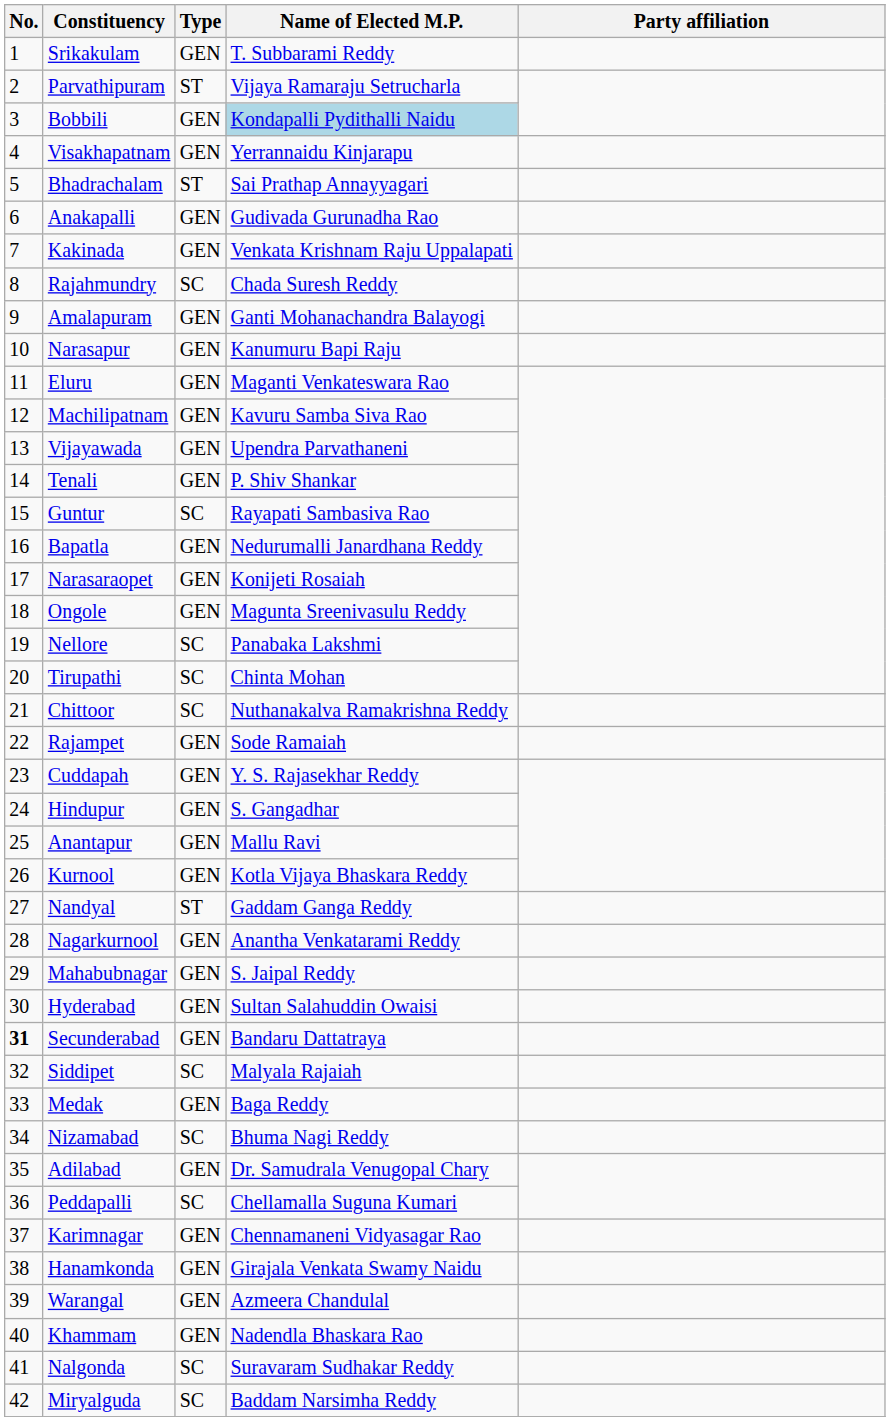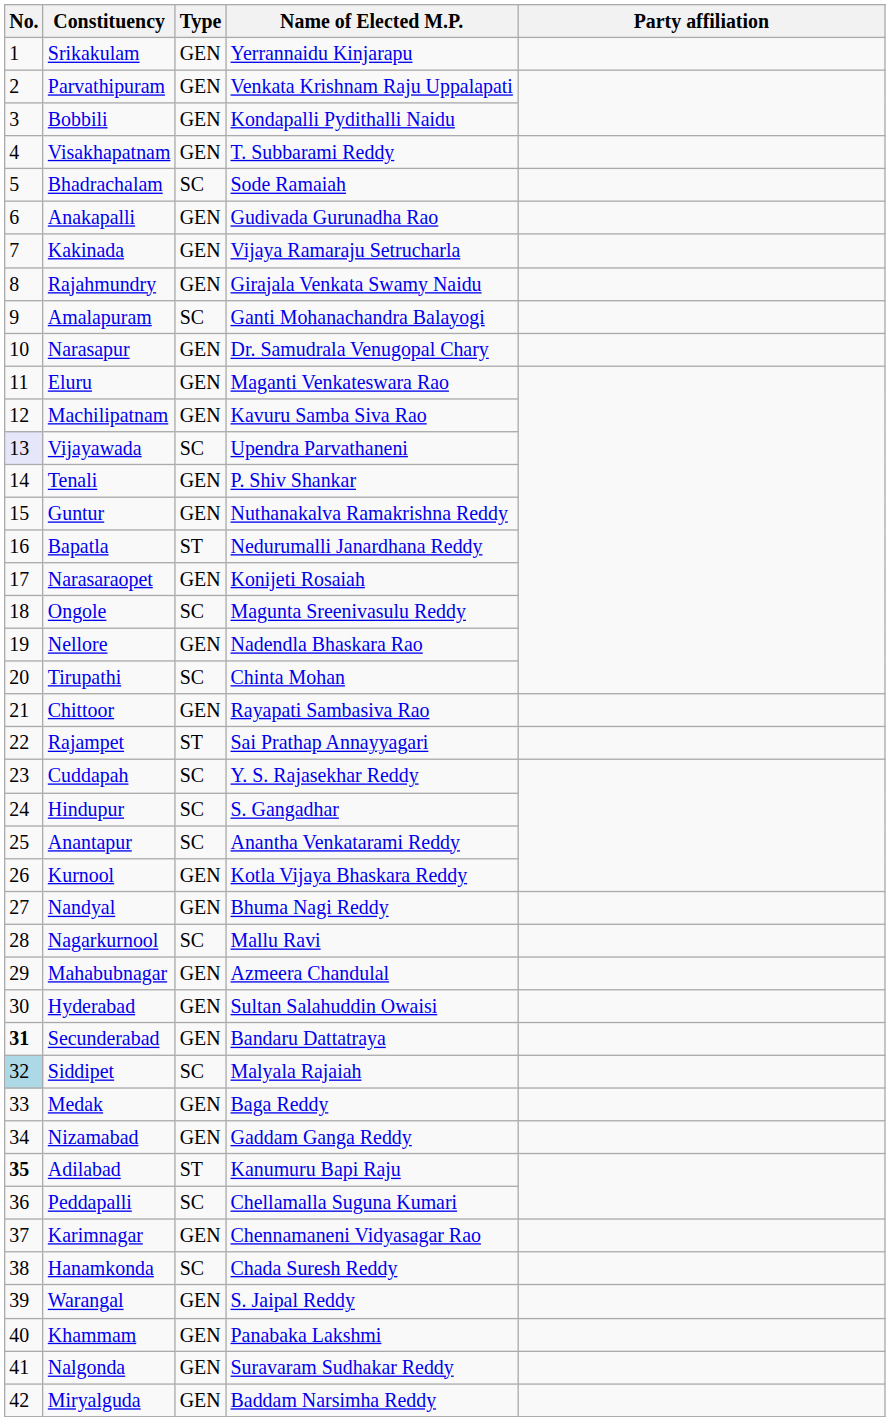(312, 53) T. Subbarami Reddy -> (322, 53) Yerrannaidu Kinjarapu
(191, 86) ST -> (200, 86) GEN
(345, 86) Vijaya Ramaraju Setrucharla -> (372, 86) Venkata Krishnam Raju Uppalapati
(343, 119) lightblue background -> (343, 119) no background
(322, 152) Yerrannaidu Kinjarapu -> (312, 152) T. Subbarami Reddy
(191, 185) ST -> (192, 185) SC
(329, 185) Sai Prathap Annayyagari -> (288, 185) Sode Ramaiah
(372, 250) Venkata Krishnam Raju Uppalapati -> (345, 250) Vijaya Ramaraju Setrucharla
(192, 283) SC -> (200, 283) GEN
(314, 283) Chada Suresh Reddy -> (356, 283) Girajala Venkata Swamy Naidu
(200, 316) GEN -> (192, 316) SC
(316, 349) Kanumuru Bapi Raju -> (360, 349) Dr. Samudrala Venugopal Chary
(19, 447) no background -> (19, 447) lavender background
(200, 447) GEN -> (192, 447) SC
(192, 513) SC -> (200, 513) GEN
(330, 513) Rayapati Sambasiva Rao -> (369, 513) Nuthanakalva Ramakrishna Reddy
(200, 546) GEN -> (191, 546) ST
(200, 612) GEN -> (192, 612) SC
(192, 644) SC -> (200, 644) GEN
(306, 644) Panabaka Lakshmi -> (327, 644) Nadendla Bhaskara Rao
(192, 710) SC -> (200, 710) GEN
(369, 710) Nuthanakalva Ramakrishna Reddy -> (330, 710) Rayapati Sambasiva Rao
(200, 743) GEN -> (191, 743) ST
(288, 743) Sode Ramaiah -> (329, 743) Sai Prathap Annayyagari
(200, 776) GEN -> (192, 776) SC
(200, 809) GEN -> (192, 809) SC
(200, 841) GEN -> (192, 841) SC
(276, 841) Mallu Ravi -> (345, 841) Anantha Venkatarami Reddy
(191, 907) ST -> (200, 907) GEN
(321, 907) Gaddam Ganga Reddy -> (310, 907) Bhuma Nagi Reddy
(200, 940) GEN -> (192, 940) SC
(345, 940) Anantha Venkatarami Reddy -> (276, 940) Mallu Ravi
(293, 973) S. Jaipal Reddy -> (310, 973) Azmeera Chandulal
(19, 1071) no background -> (19, 1071) lightblue background
(192, 1137) SC -> (200, 1137) GEN
(310, 1137) Bhuma Nagi Reddy -> (321, 1137) Gaddam Ganga Reddy
(19, 1170) normal -> (19, 1170) bold
(200, 1170) GEN -> (191, 1170) ST
(360, 1170) Dr. Samudrala Venugopal Chary -> (316, 1170) Kanumuru Bapi Raju
(200, 1268) GEN -> (192, 1268) SC
(356, 1268) Girajala Venkata Swamy Naidu -> (314, 1268) Chada Suresh Reddy
(310, 1301) Azmeera Chandulal -> (293, 1301) S. Jaipal Reddy
(327, 1334) Nadendla Bhaskara Rao -> (306, 1334) Panabaka Lakshmi
(192, 1367) SC -> (200, 1367) GEN
(192, 1400) SC -> (200, 1400) GEN
